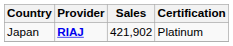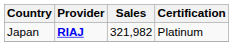(131, 32) 421,902 -> (131, 32) 321,982
